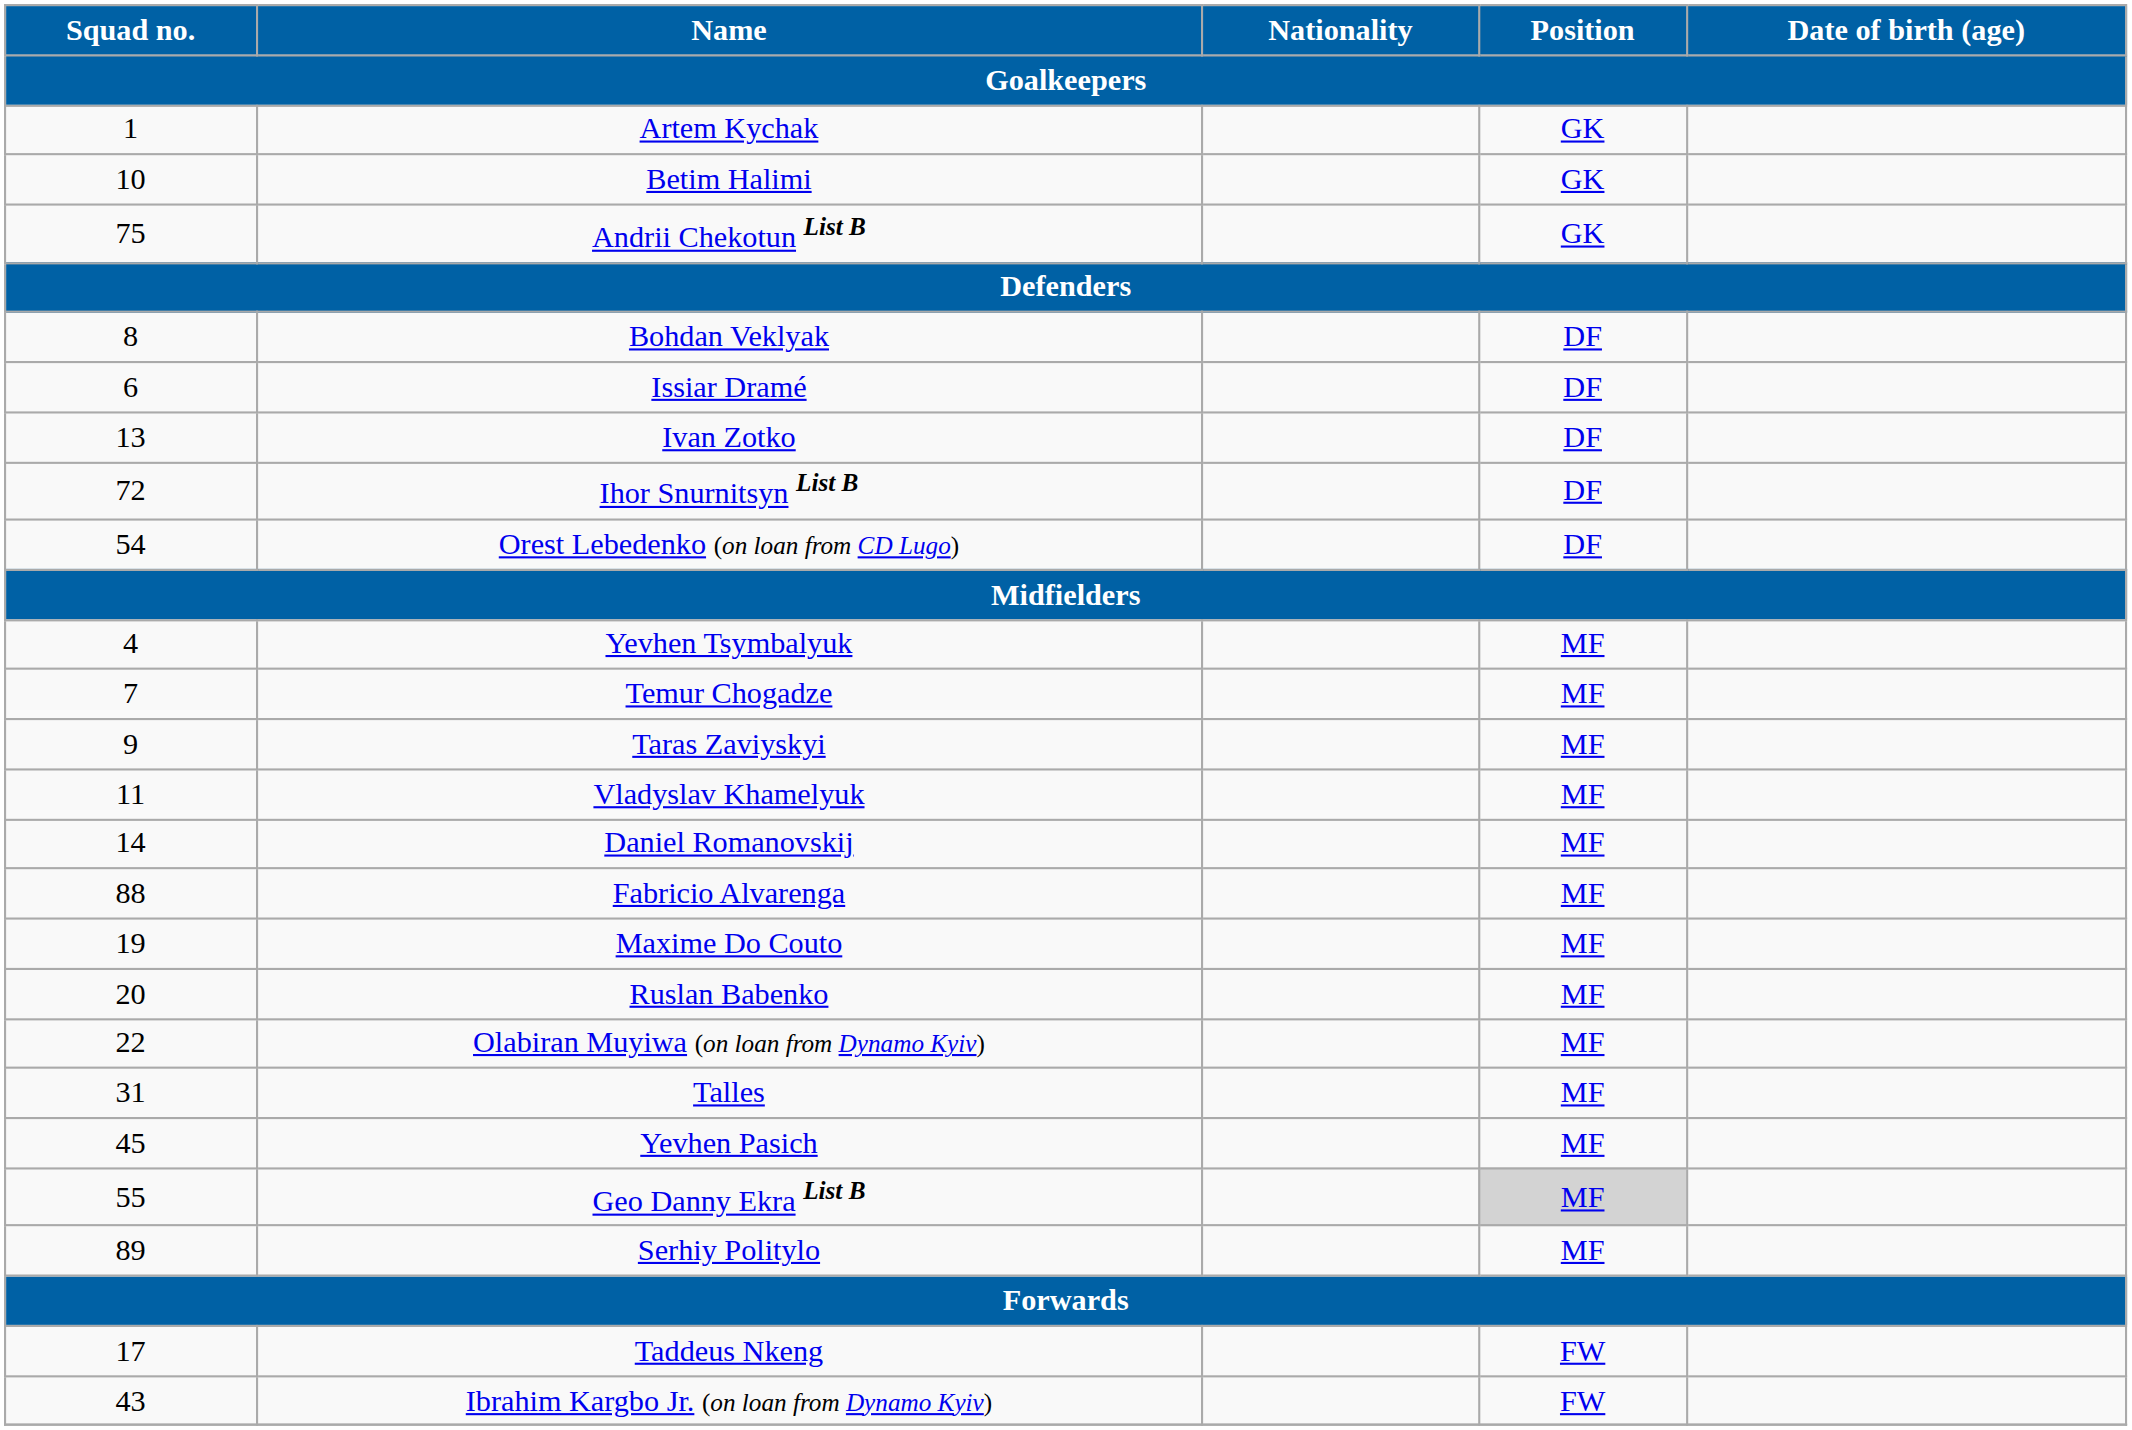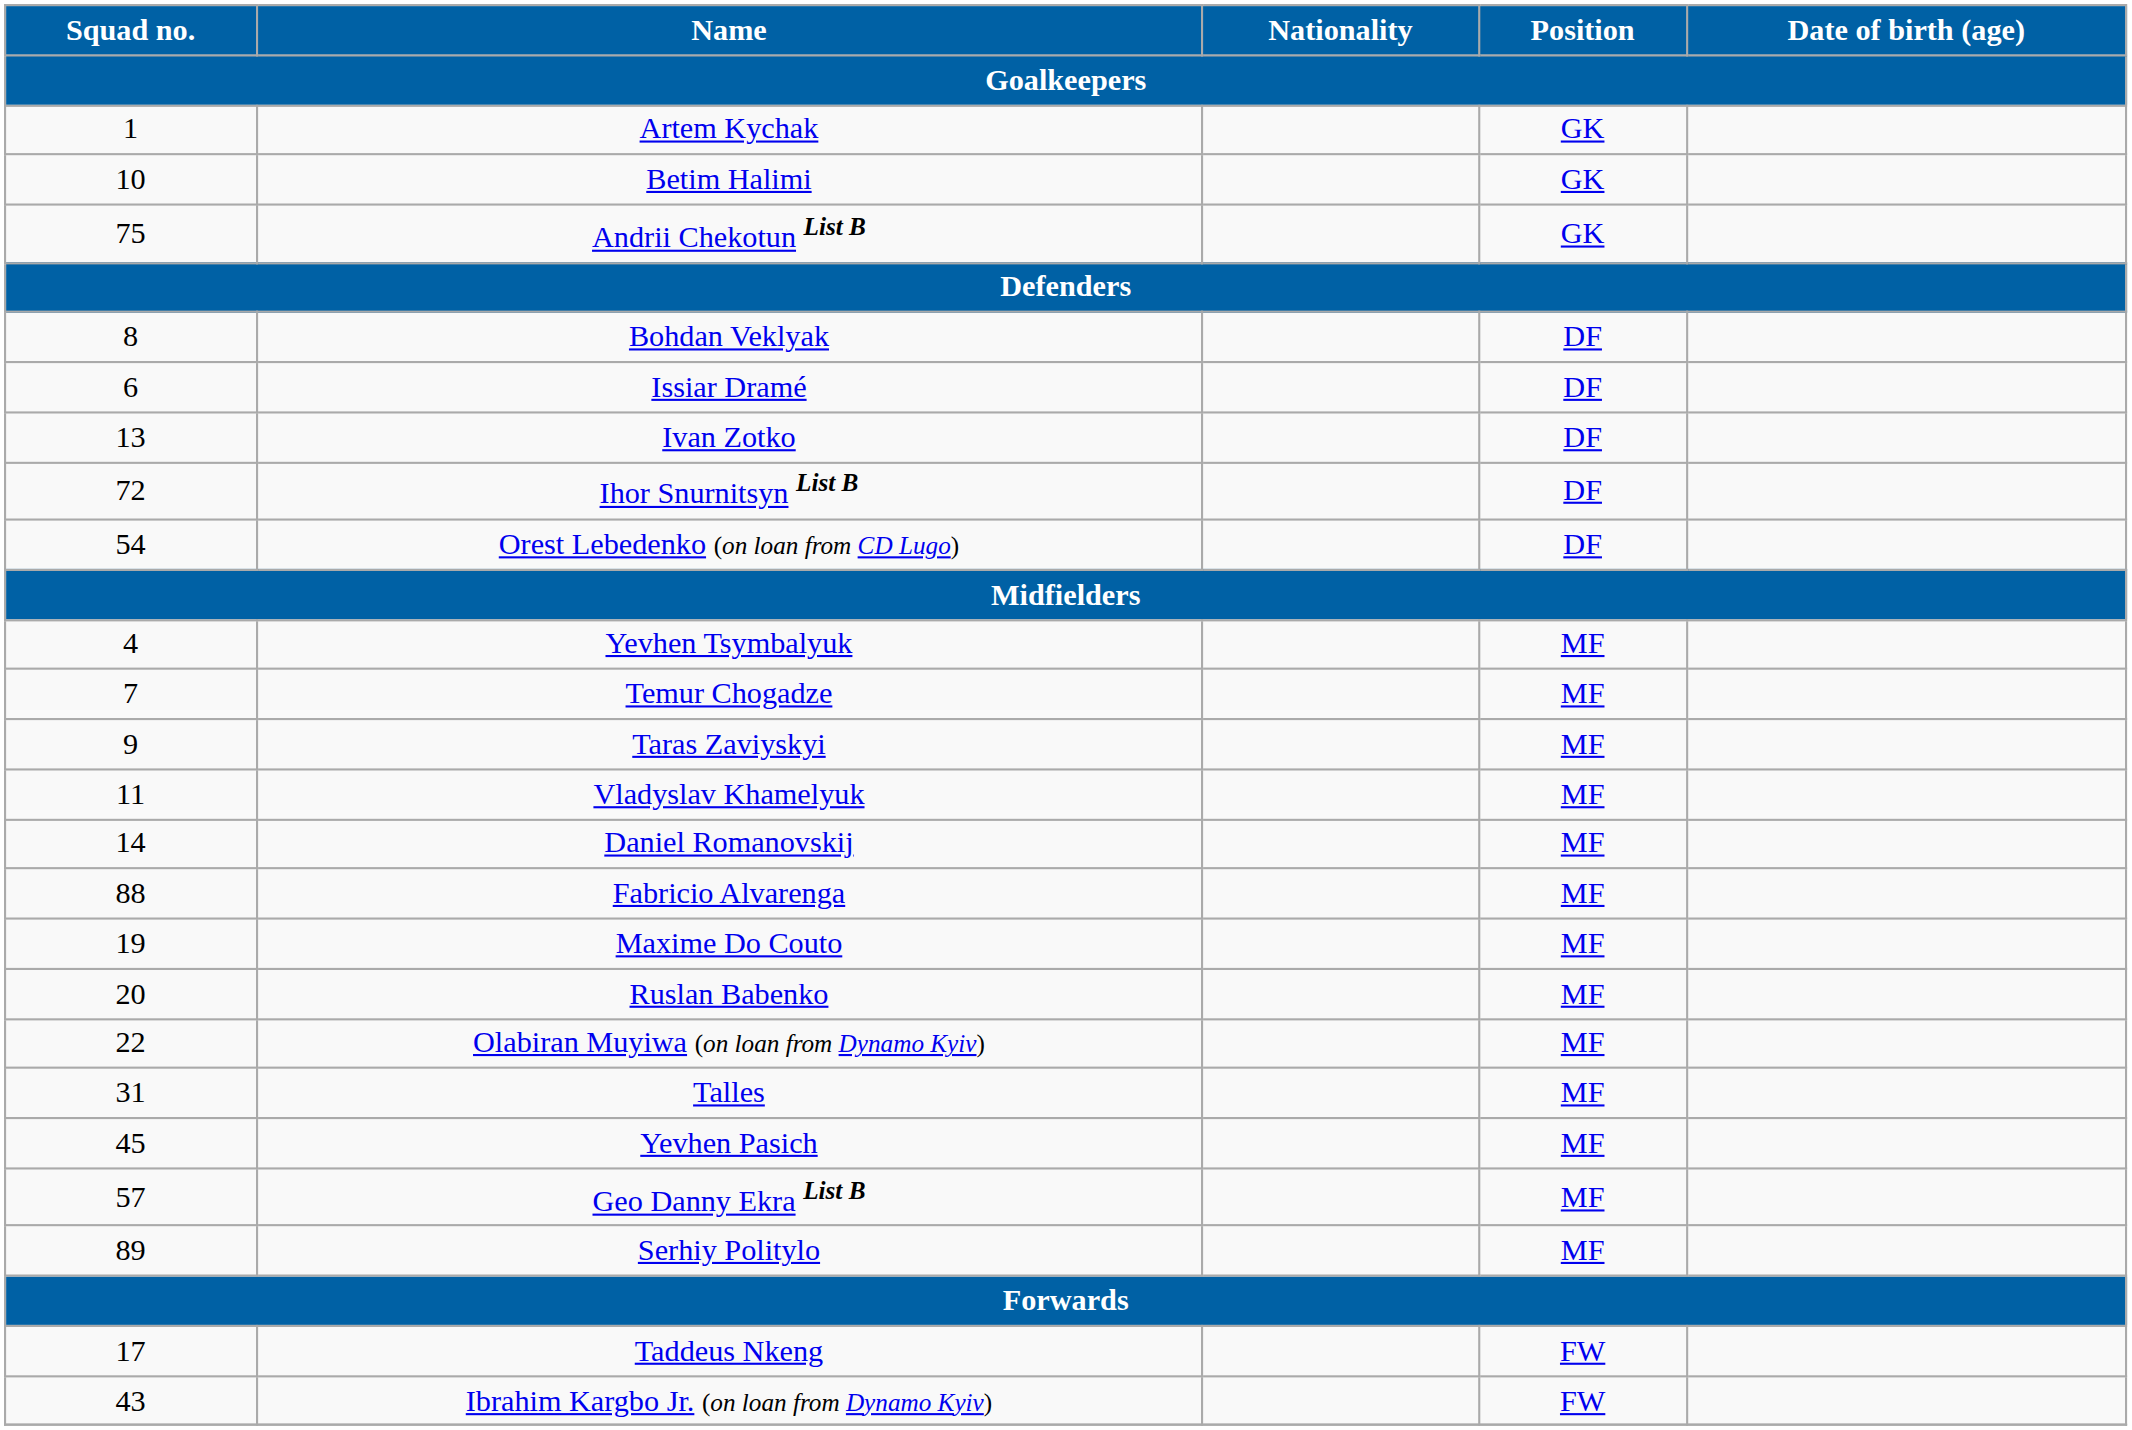(131, 1196) 55 -> (131, 1196) 57
(1583, 1196) lightgrey background -> (1583, 1196) no background
